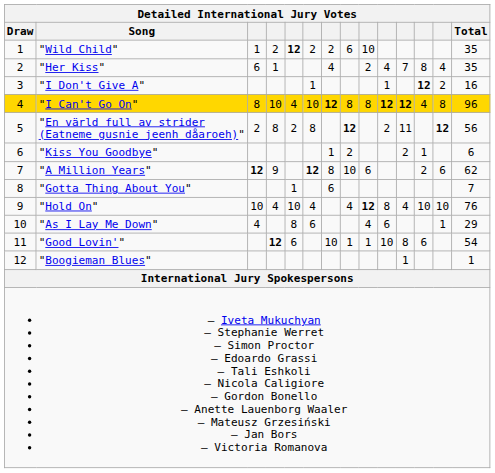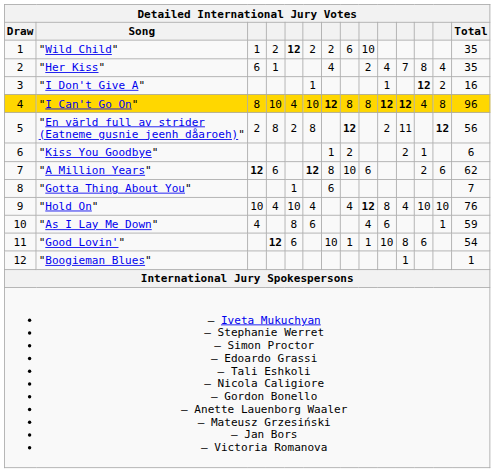(275, 170) 9 -> (275, 170) 6
(471, 224) 29 -> (471, 224) 59
